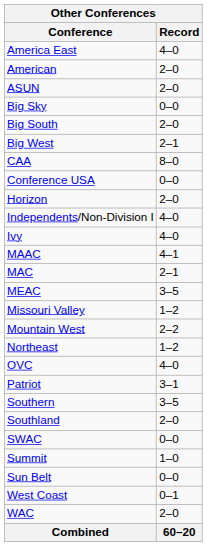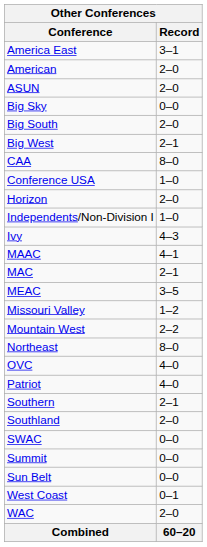(169, 50) 4–0 -> (169, 50) 3–1
(169, 180) 0–0 -> (169, 180) 1–0
(169, 217) 4–0 -> (169, 217) 1–0
(169, 236) 4–0 -> (169, 236) 4–3
(169, 347) 1–2 -> (169, 347) 8–0
(169, 384) 3–1 -> (169, 384) 4–0
(169, 402) 3–5 -> (169, 402) 2–1
(169, 458) 1–0 -> (169, 458) 0–0
